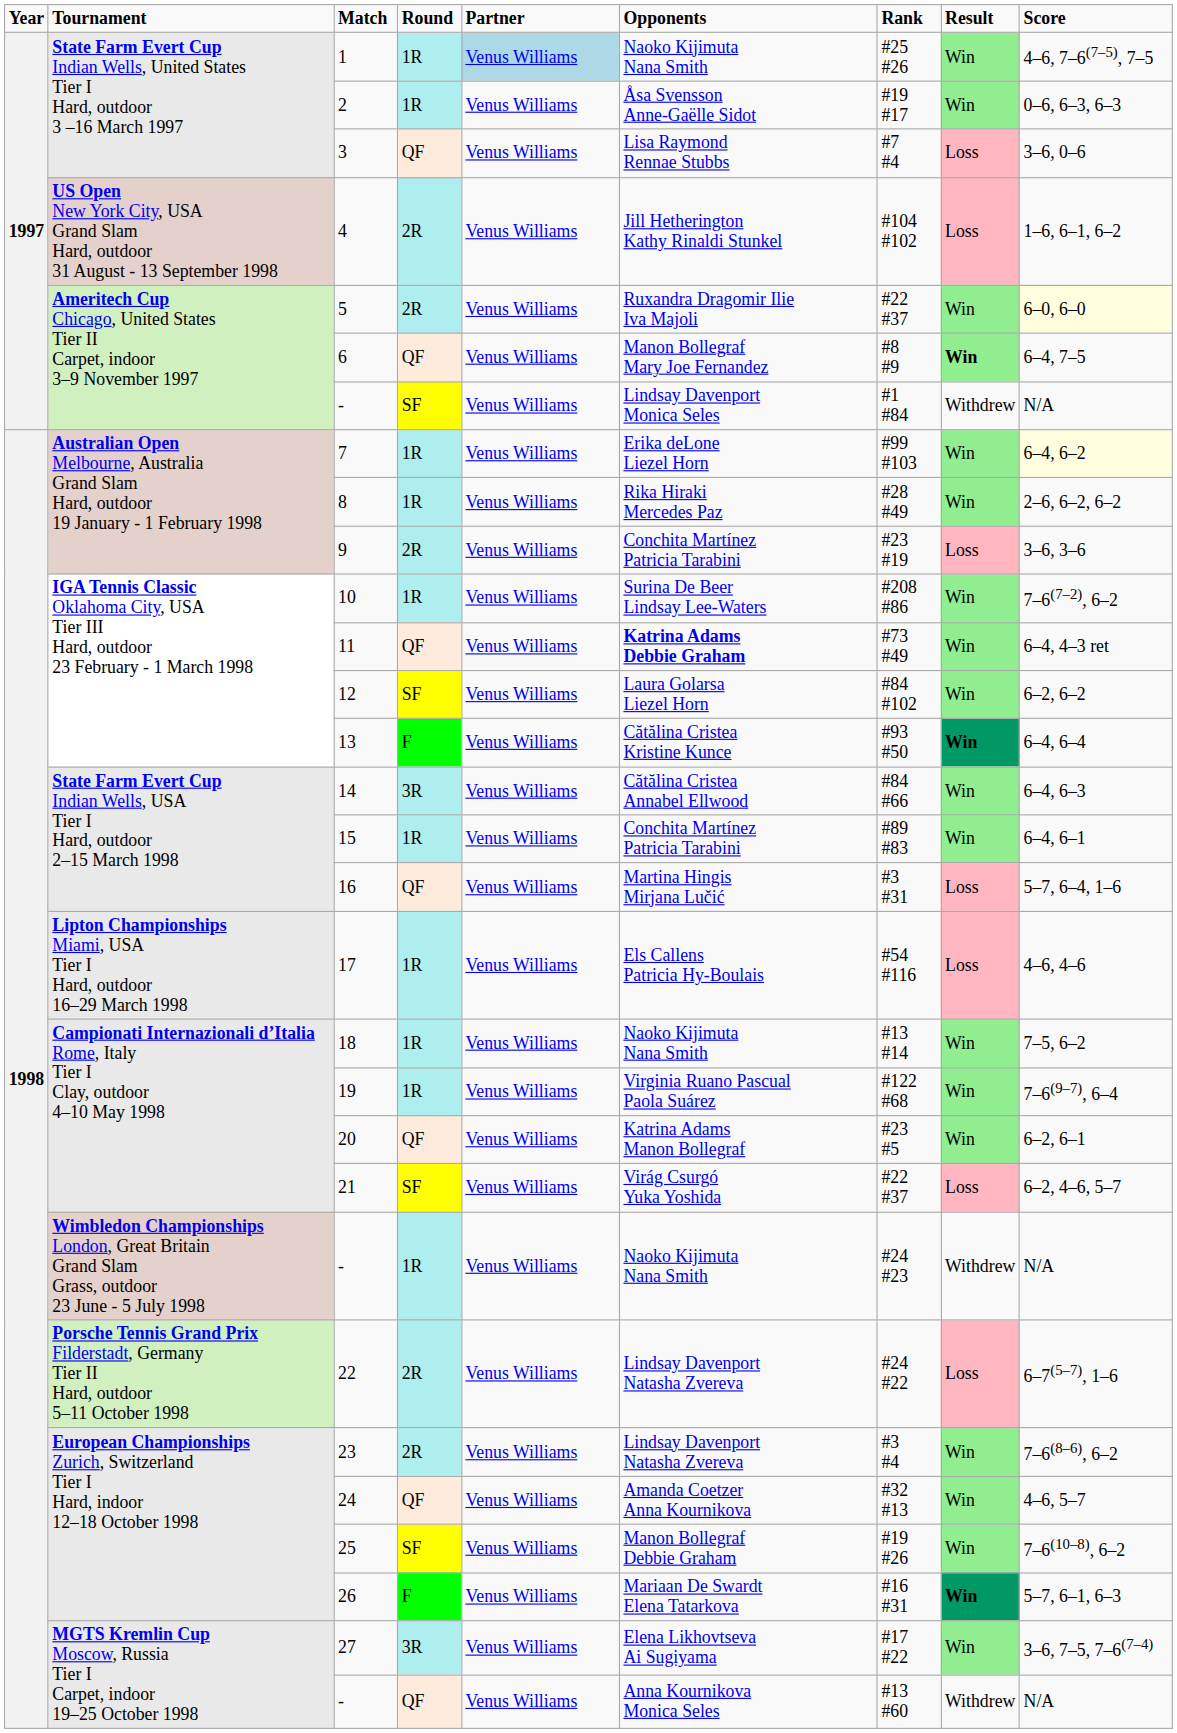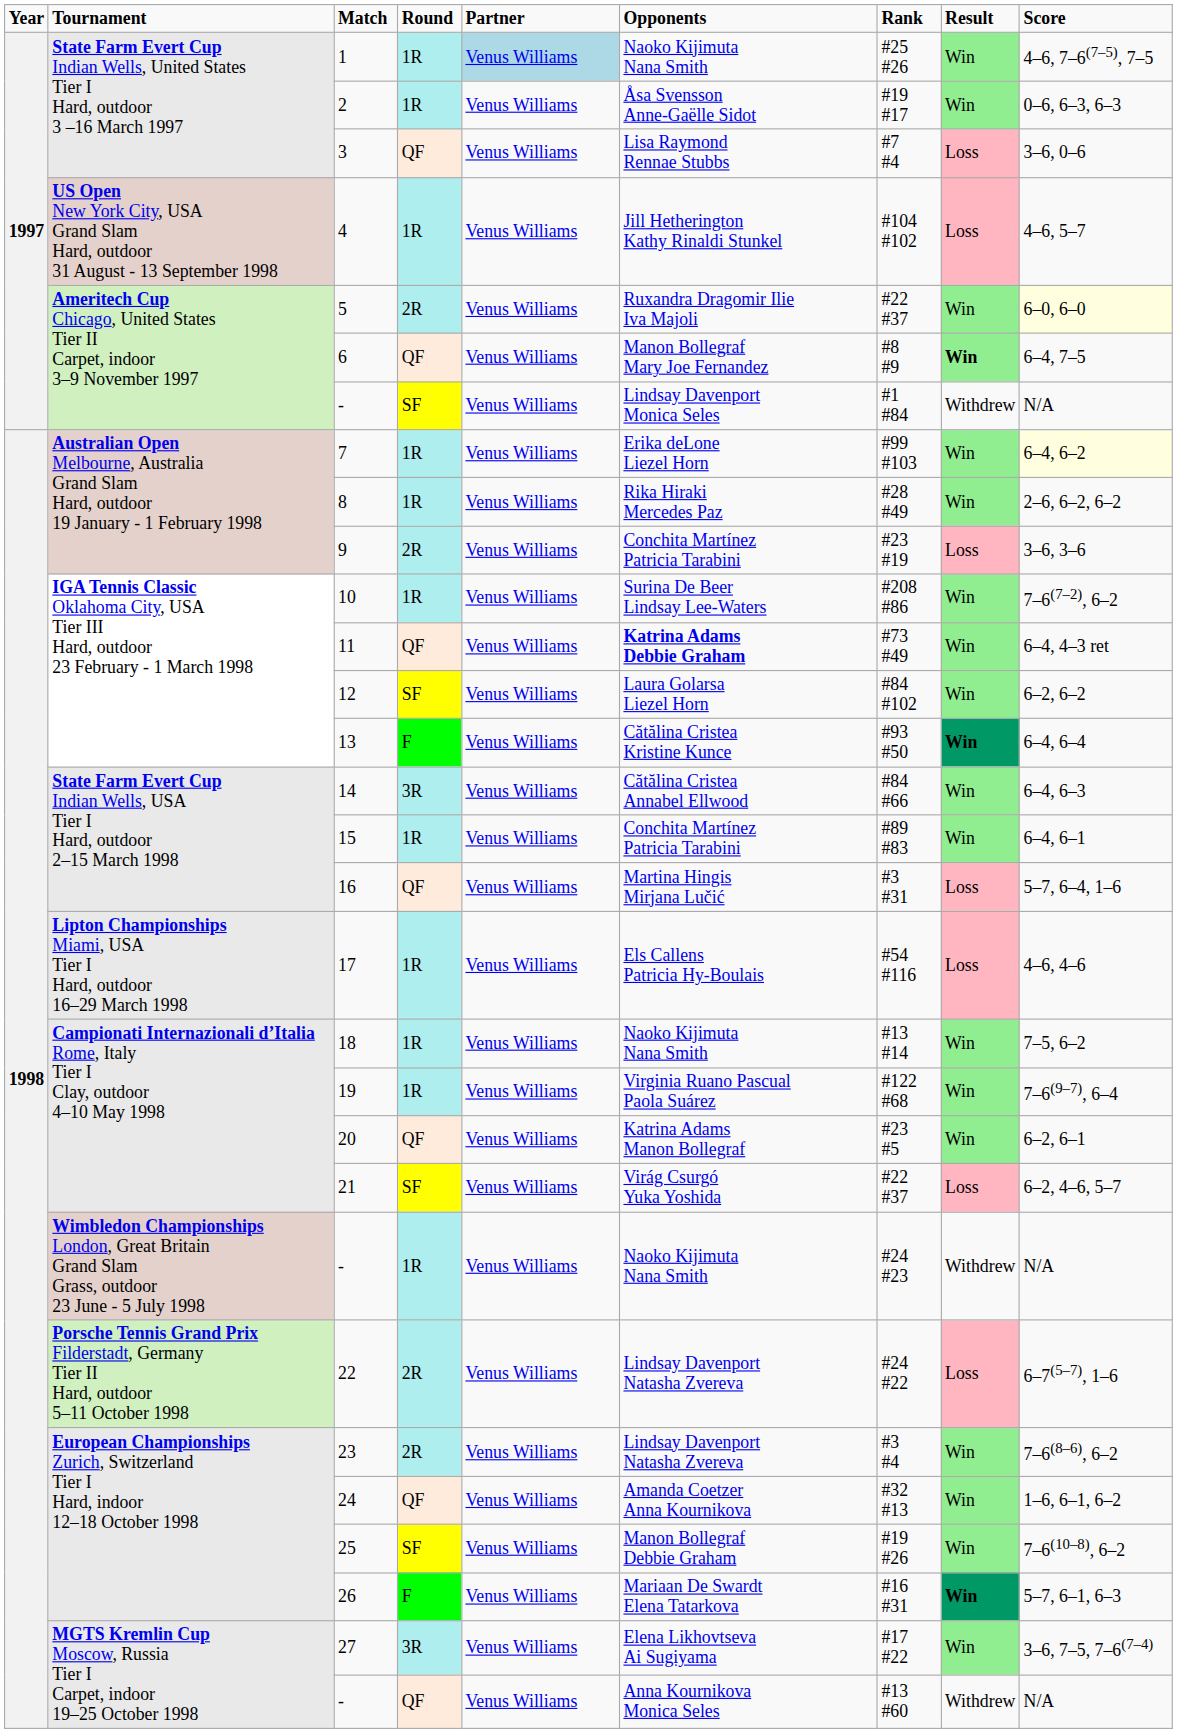(412, 231) 2R -> (412, 231) 1R
(1072, 231) 1–6, 6–1, 6–2 -> (1055, 231) 4–6, 5–7
(1055, 1500) 4–6, 5–7 -> (1072, 1500) 1–6, 6–1, 6–2
